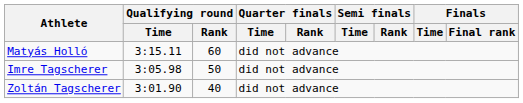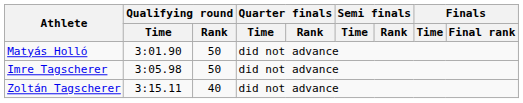(158, 51) 3:15.11 -> (158, 51) 3:01.90
(214, 51) 60 -> (214, 51) 50
(158, 88) 3:01.90 -> (158, 88) 3:15.11
